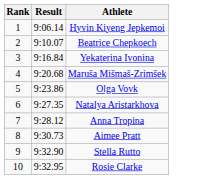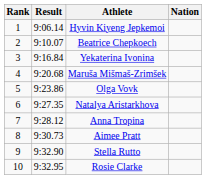+ column: (185, 12)
